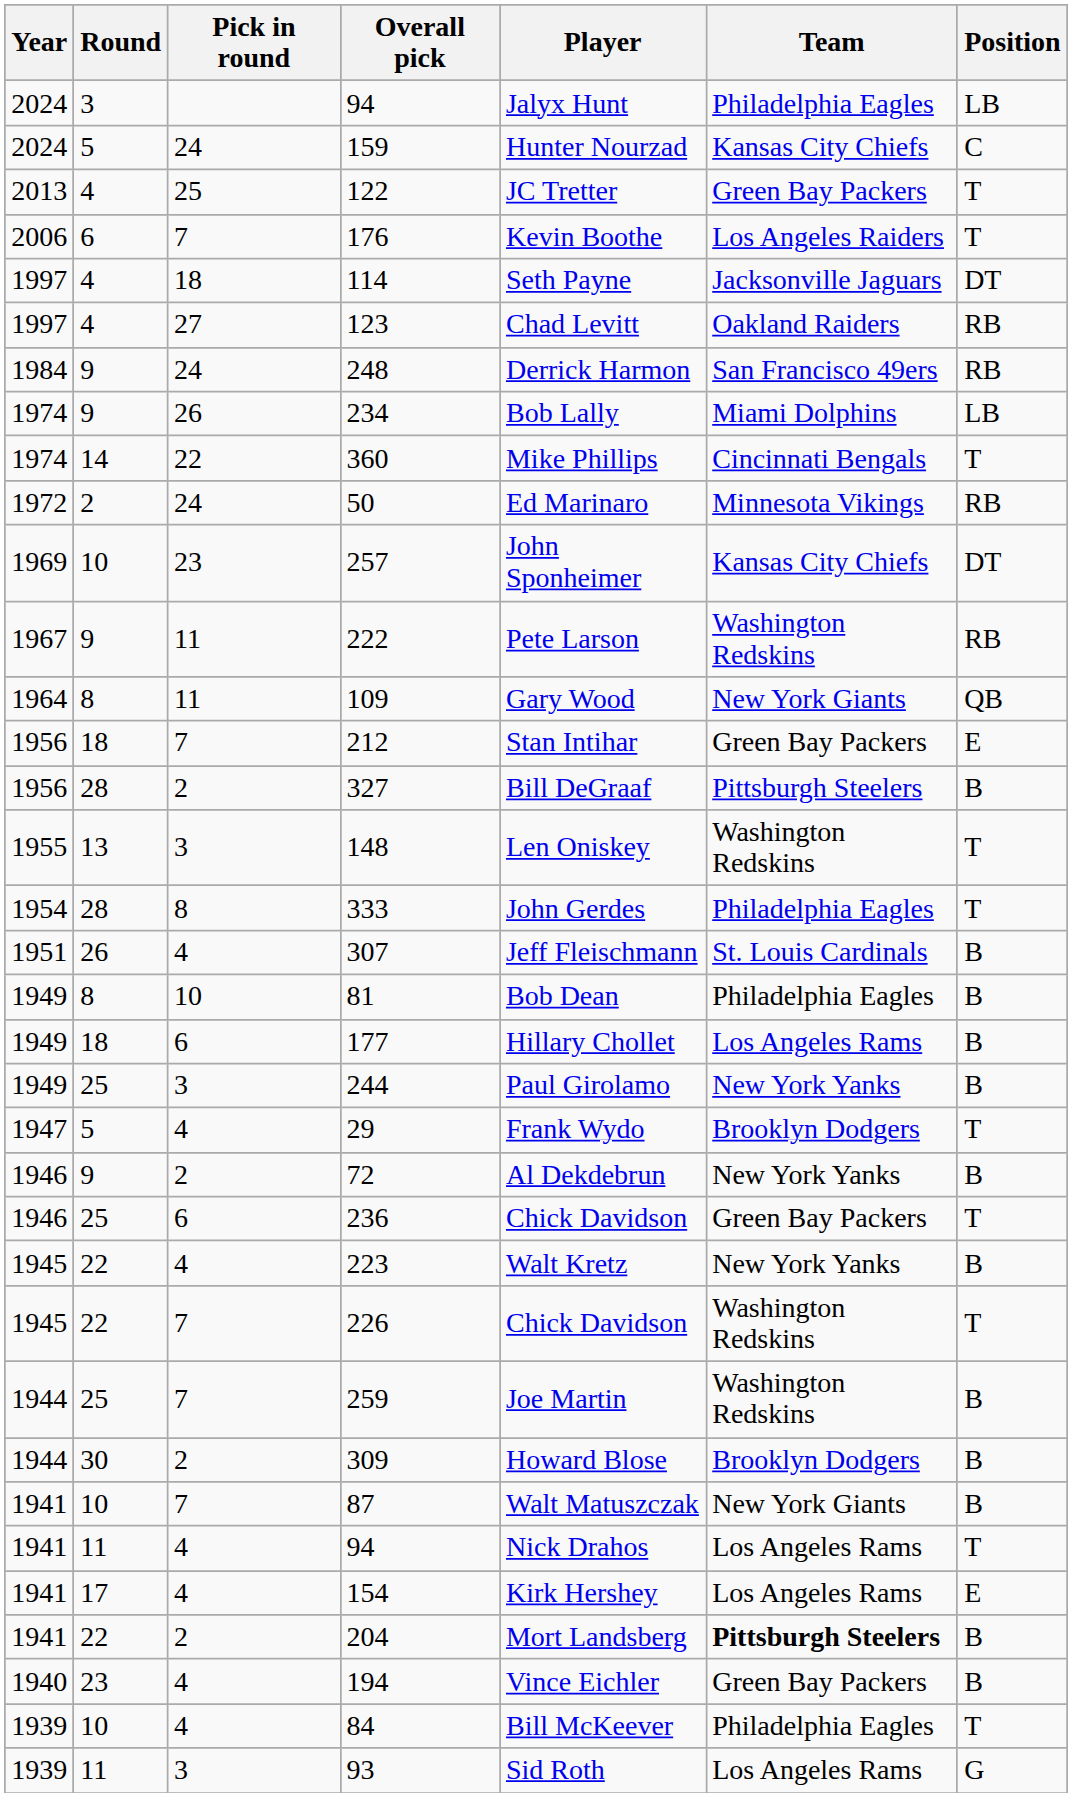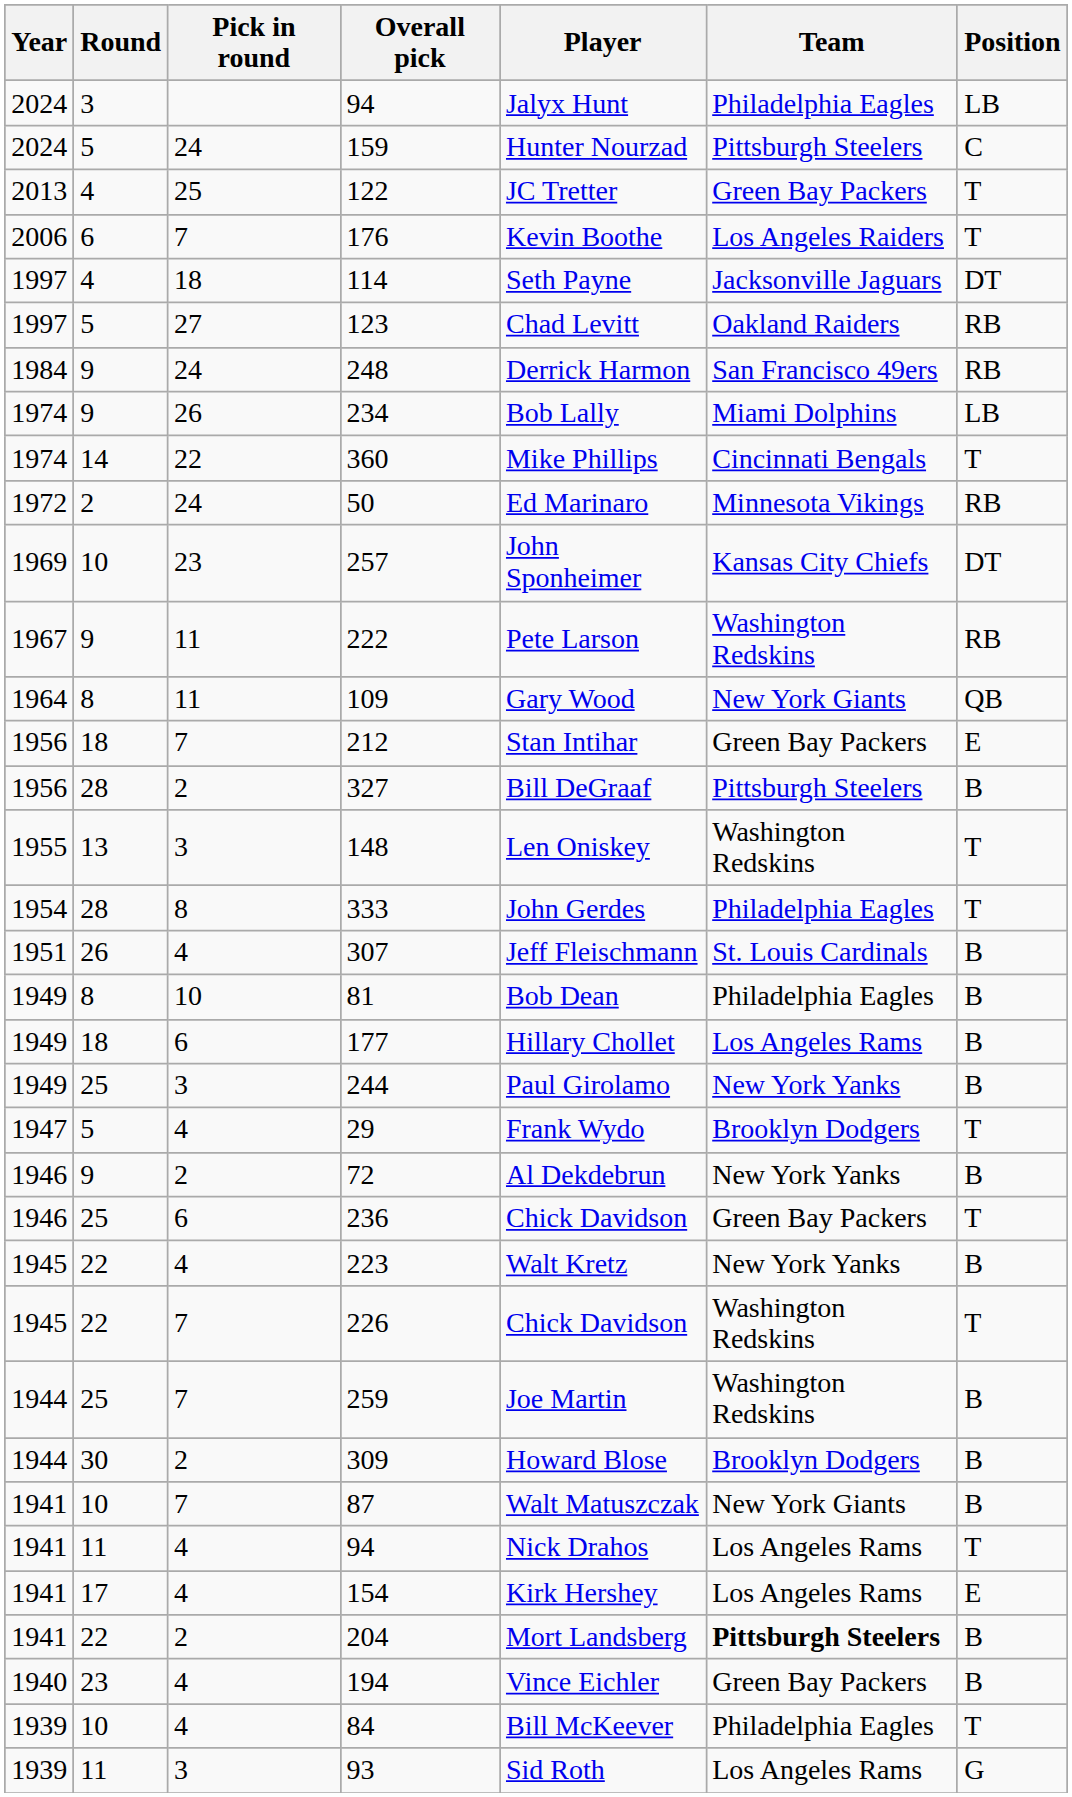(820, 147) Kansas City Chiefs -> (817, 147) Pittsburgh Steelers
(87, 324) 4 -> (87, 324) 5
